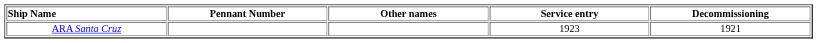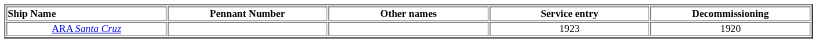(731, 29) 1921 -> (731, 29) 1920
